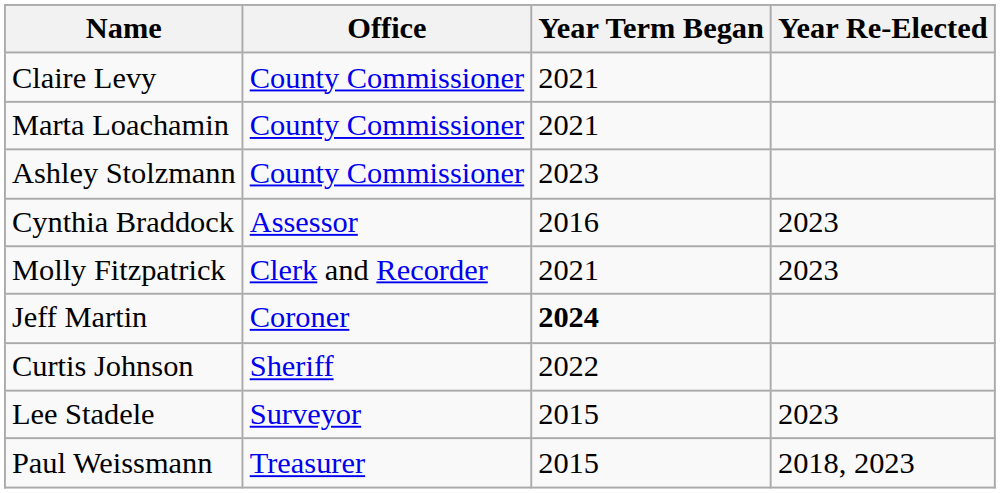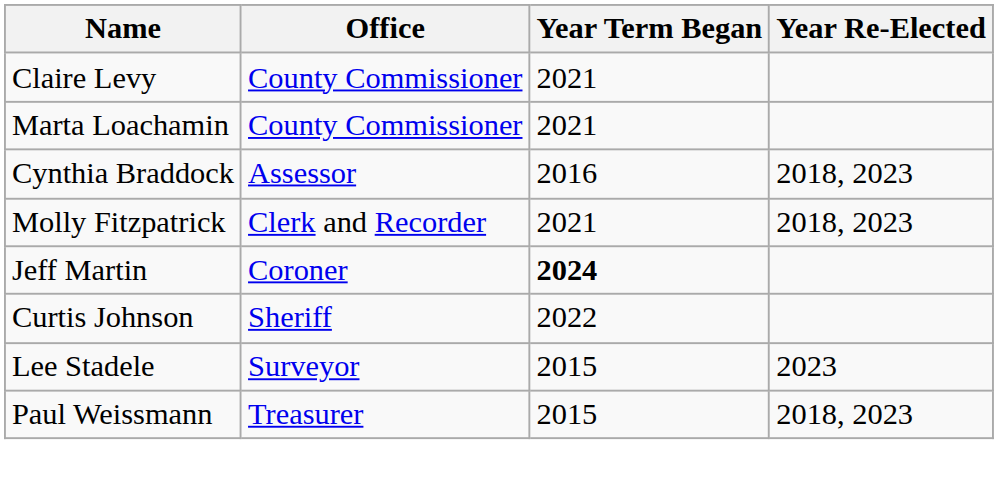- row: (124, 173)
(808, 221) 2023 -> (845, 173) 2018, 2023
(808, 269) 2023 -> (845, 221) 2018, 2023
